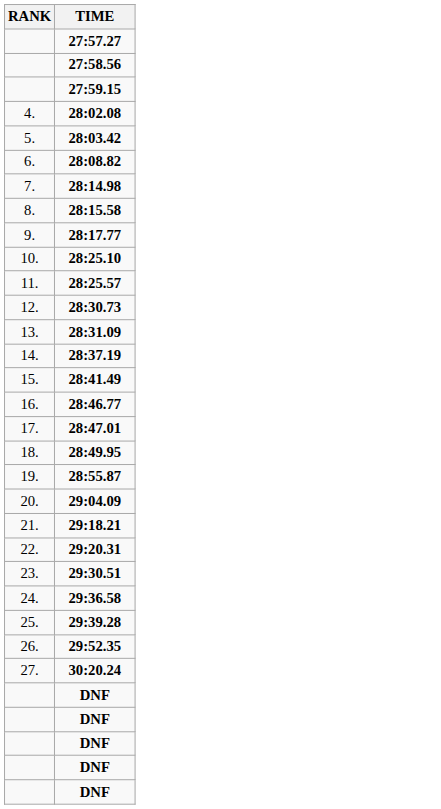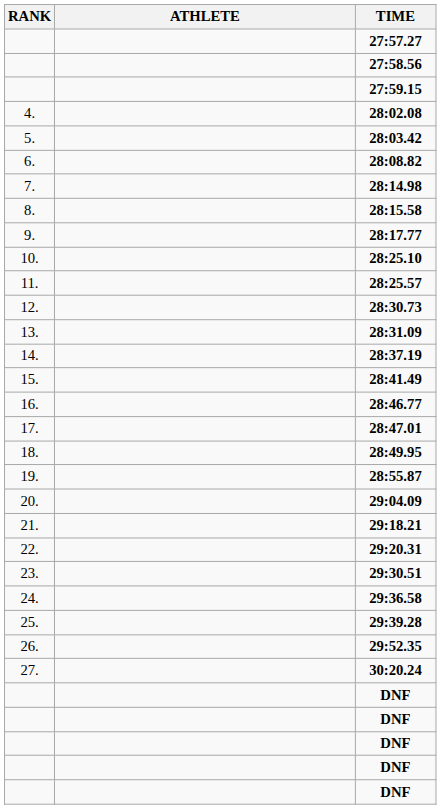+ column: (205, 17)
